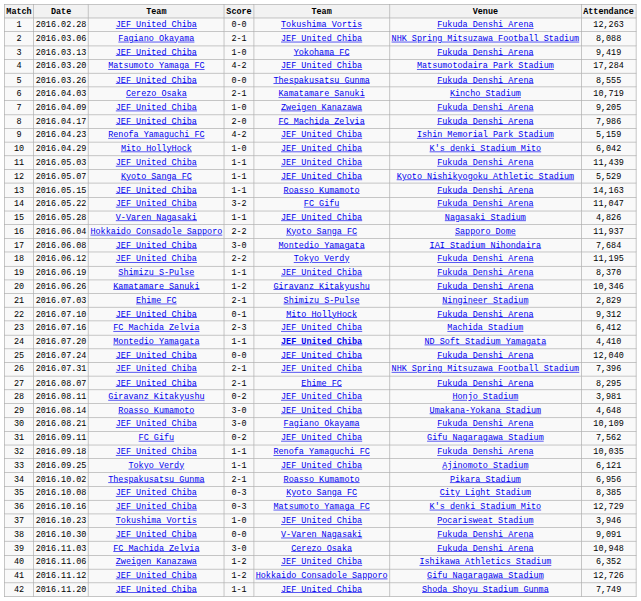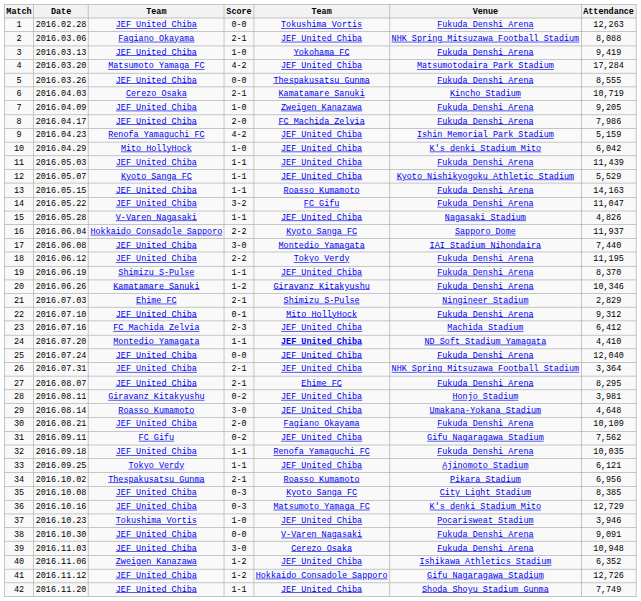(609, 245) 7,684 -> (609, 245) 7,440
(609, 369) 7,396 -> (609, 369) 3,364
(239, 424) 3-0 -> (239, 424) 2-0
(156, 548) FC Machida Zelvia -> (156, 548) JEF United Chiba
